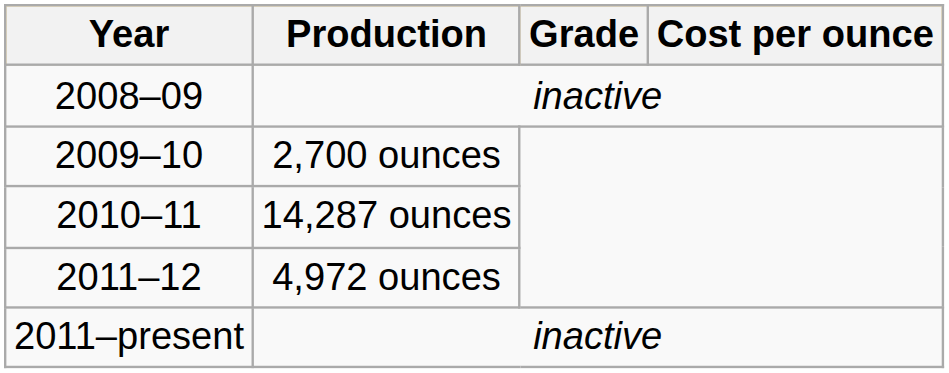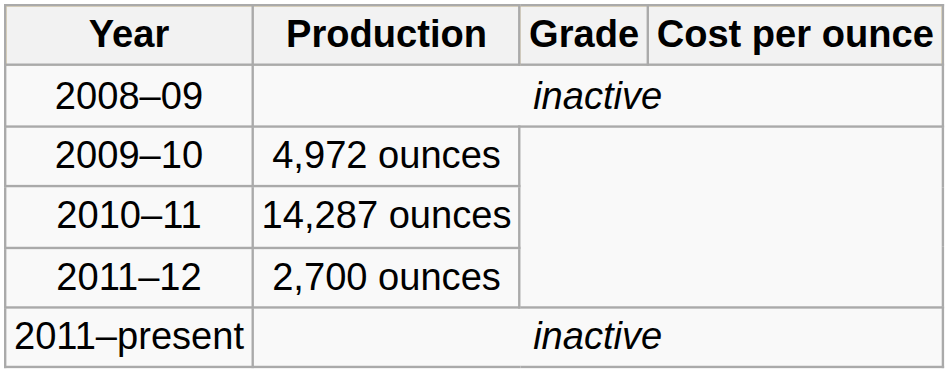(387, 155) 2,700 ounces -> (387, 155) 4,972 ounces
(387, 276) 4,972 ounces -> (387, 276) 2,700 ounces
